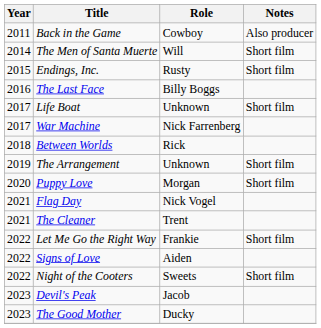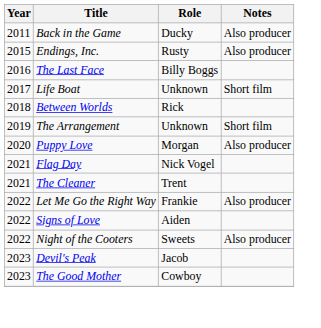(183, 32) Cowboy -> (177, 32) Ducky
- row: (97, 51)
(270, 70) Short film -> (257, 51) Also producer
- row: (68, 126)
(270, 182) Short film -> (257, 145) Also producer
(270, 239) Short film -> (257, 201) Also producer
(270, 276) Short film -> (257, 239) Also producer
(178, 314) Ducky -> (181, 276) Cowboy
